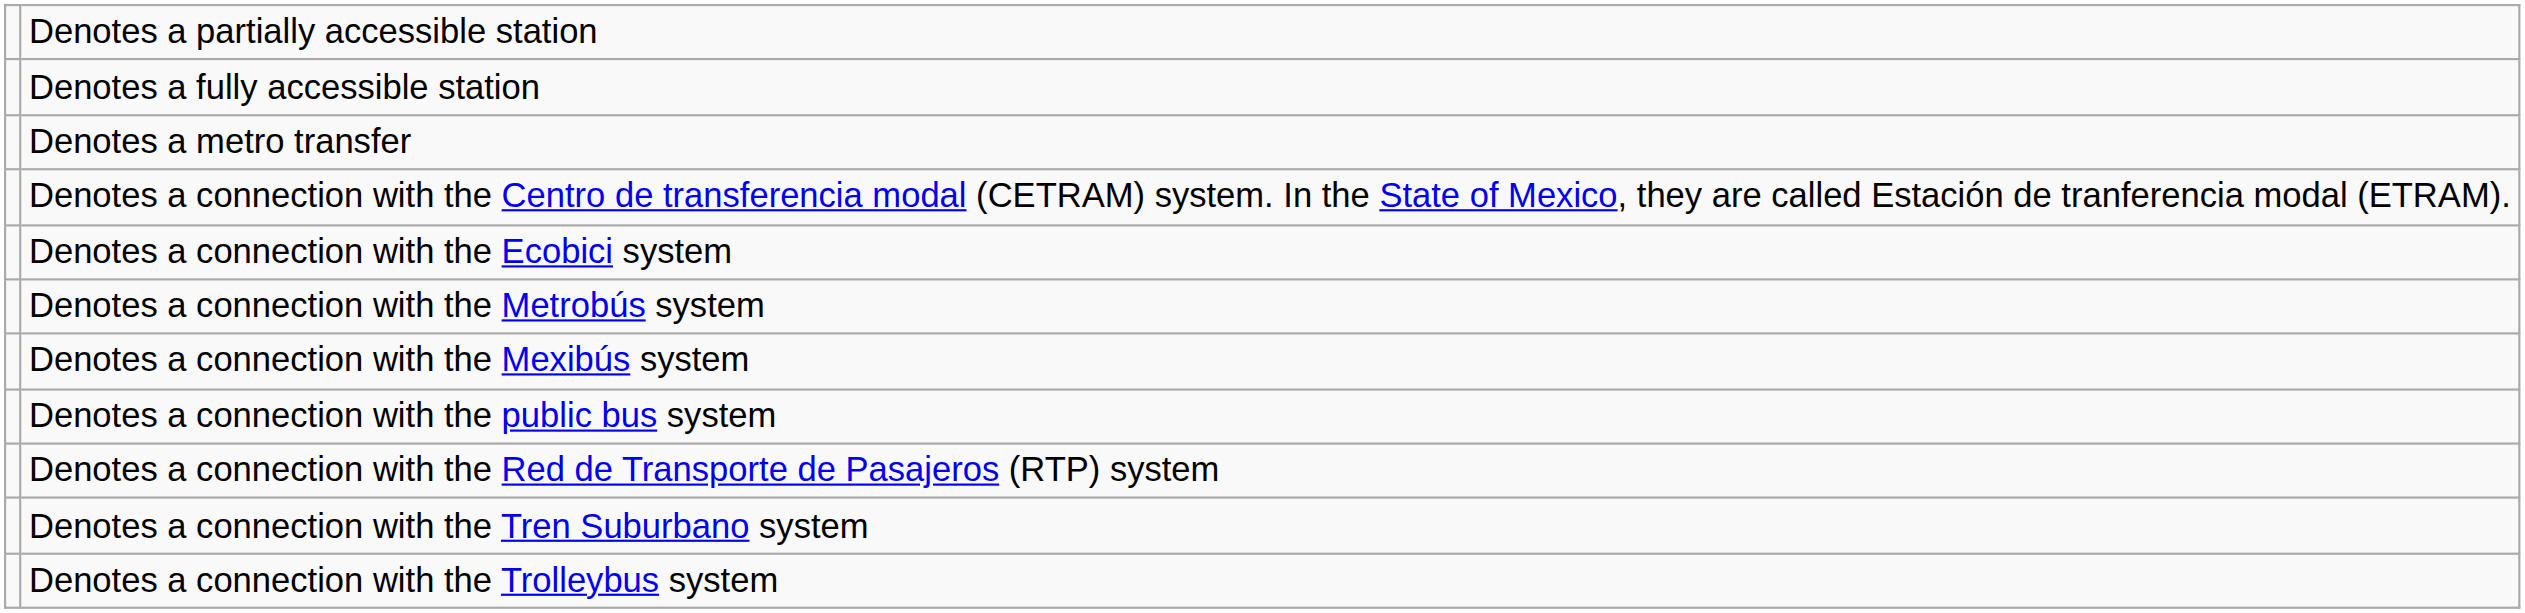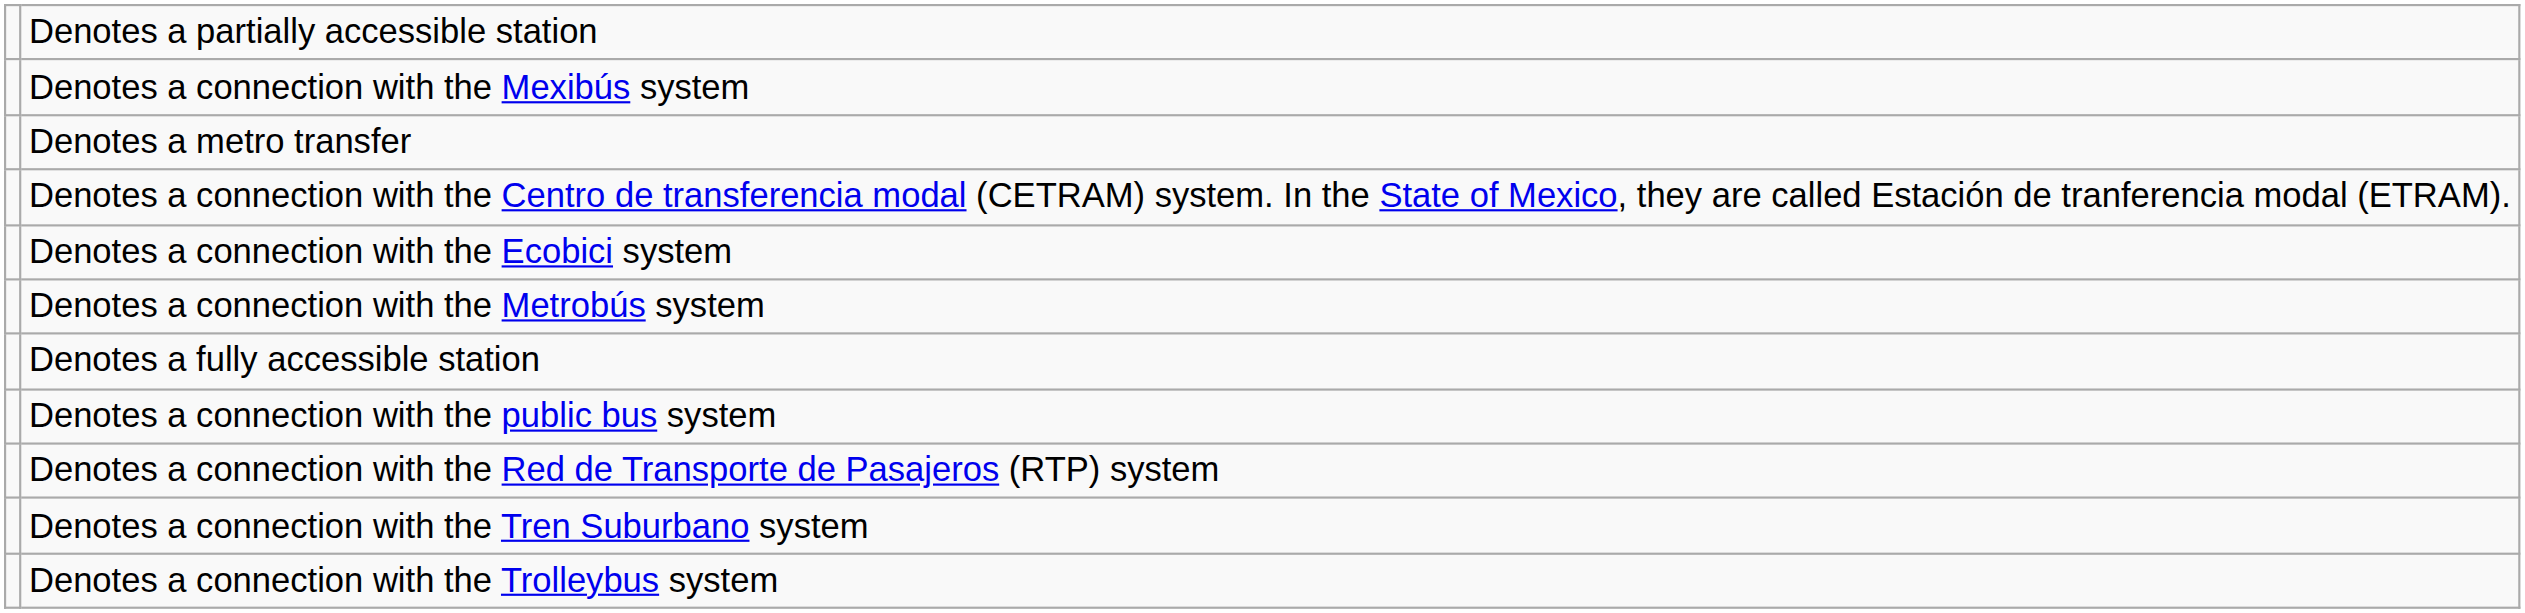rows swapped: (284, 86) <-> (389, 360)
